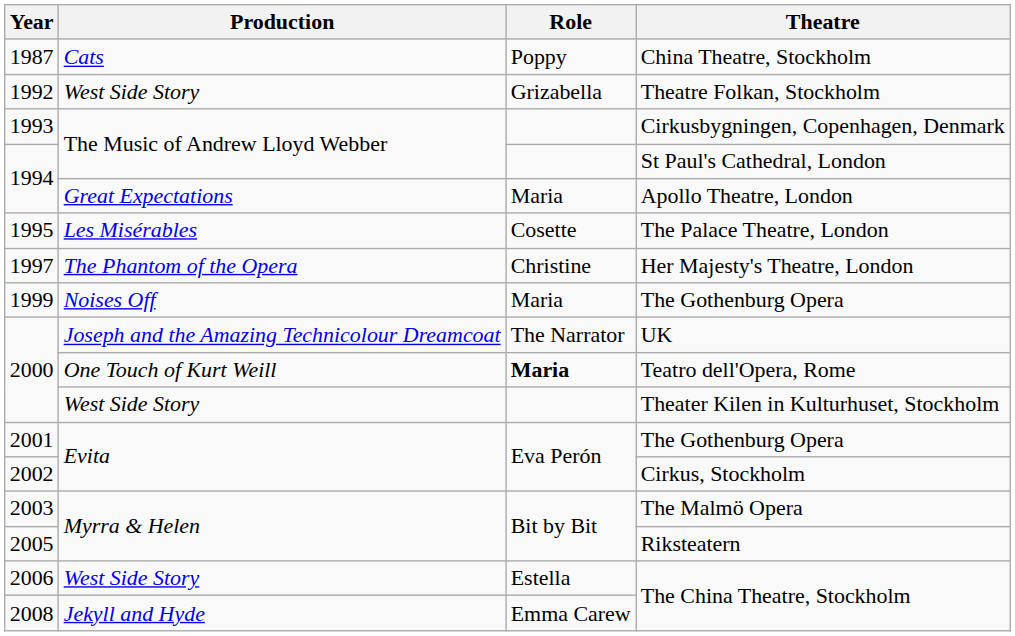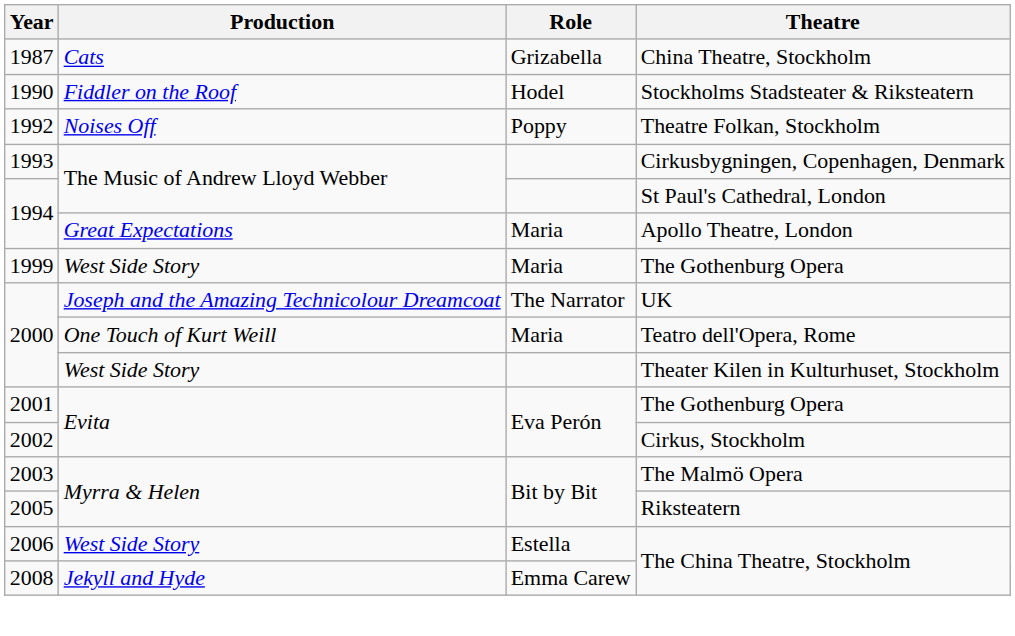(539, 56) Poppy -> (556, 56) Grizabella
+ row: (32, 91)
(131, 91) West Side Story -> (110, 126) Noises Off
(556, 91) Grizabella -> (539, 126) Poppy
- row: (32, 230)
- row: (32, 265)
(110, 299) Noises Off -> (131, 265) West Side Story
(540, 369) bold -> (537, 334) normal
